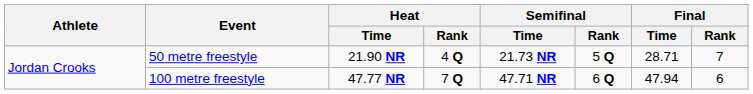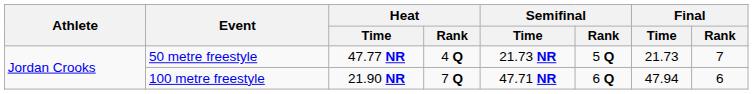(376, 57) 21.90 NR -> (376, 57) 47.77 NR
(662, 57) 28.71 -> (662, 57) 21.73
(376, 79) 47.77 NR -> (376, 79) 21.90 NR
